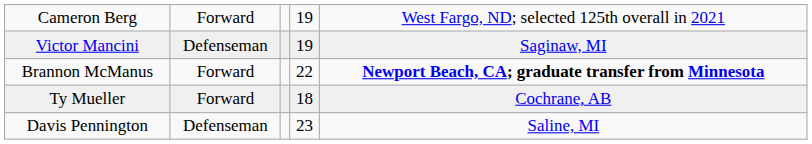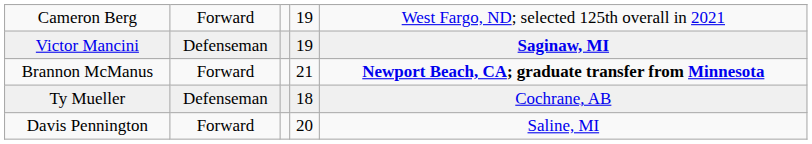(563, 44) normal -> (563, 44) bold
(305, 71) 22 -> (305, 71) 21
(225, 98) Forward -> (225, 98) Defenseman
(225, 125) Defenseman -> (225, 125) Forward
(305, 125) 23 -> (305, 125) 20
